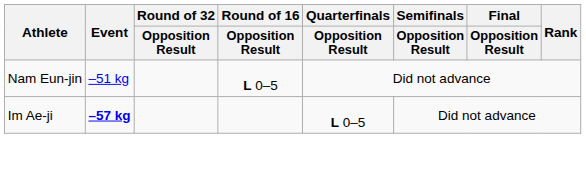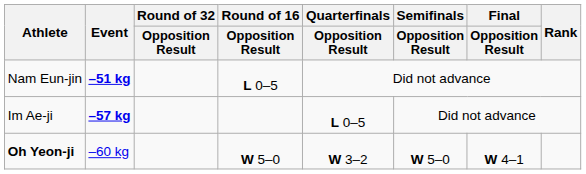(109, 79) normal -> (109, 79) bold
+ row: (41, 152)
